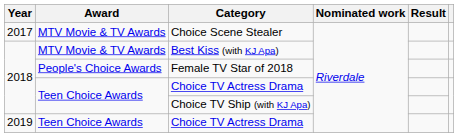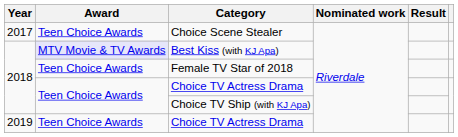(102, 31) MTV Movie & TV Awards -> (90, 31) Teen Choice Awards
(102, 50) no background -> (102, 50) lavender background
(100, 68) People's Choice Awards -> (90, 68) Teen Choice Awards
